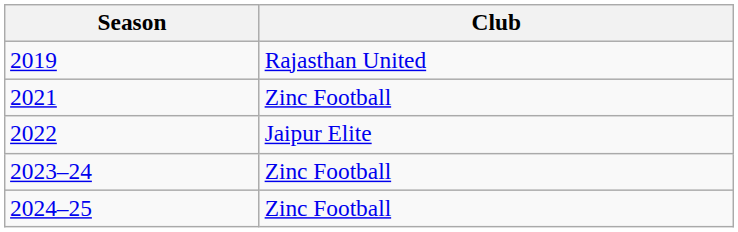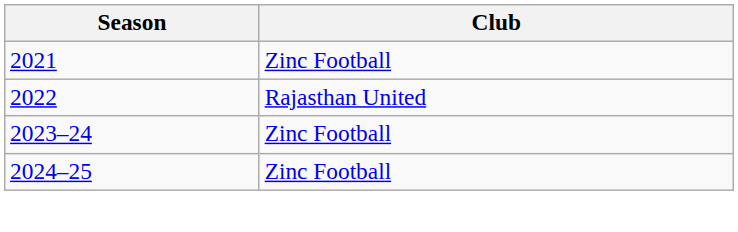- row: (33, 60)
(318, 134) Jaipur Elite -> (345, 97) Rajasthan United
